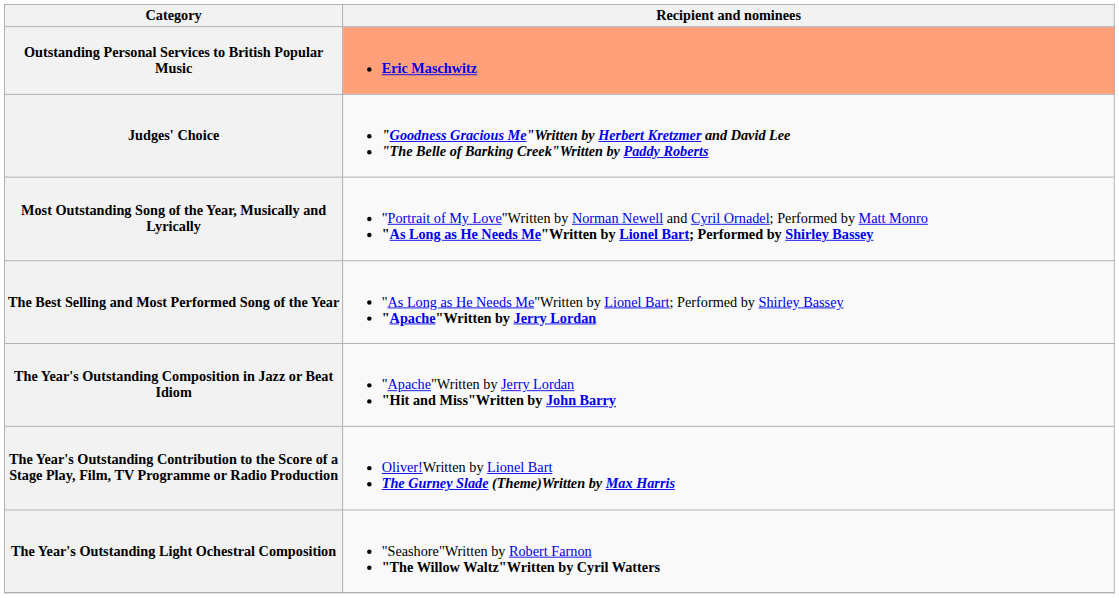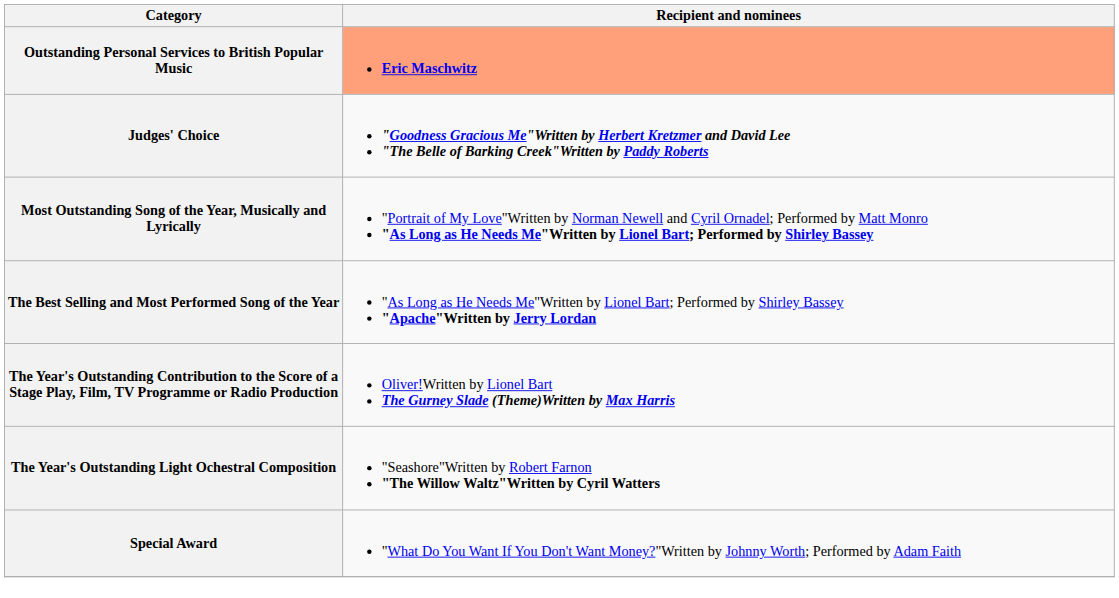- row: (174, 385)
+ row: (174, 543)
